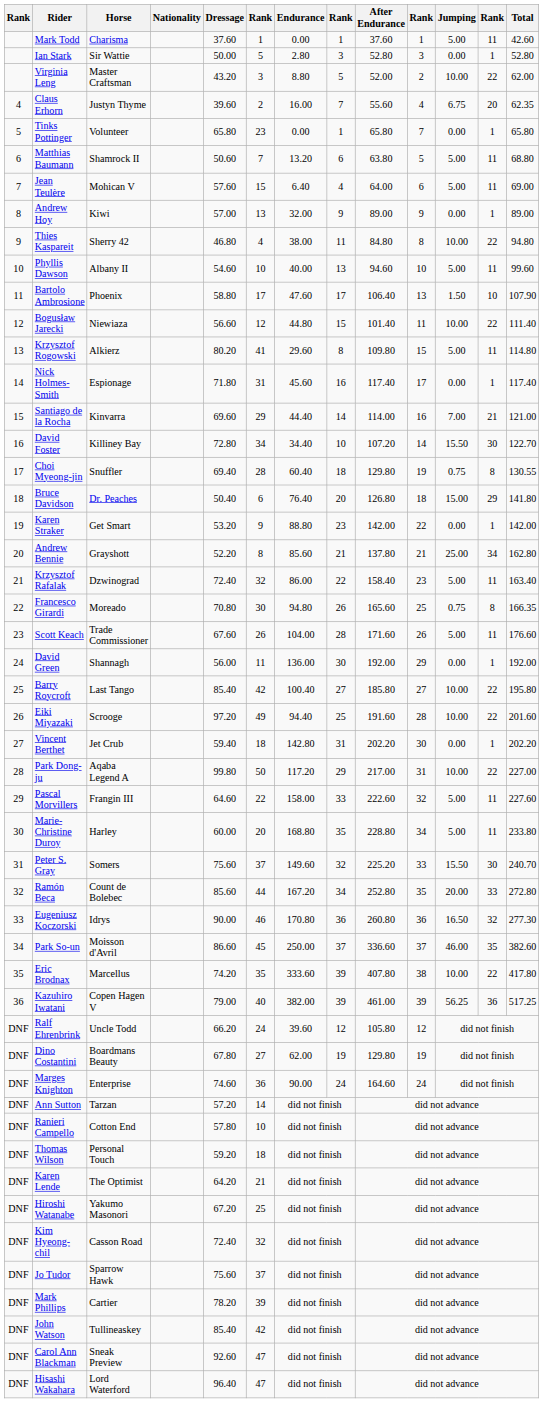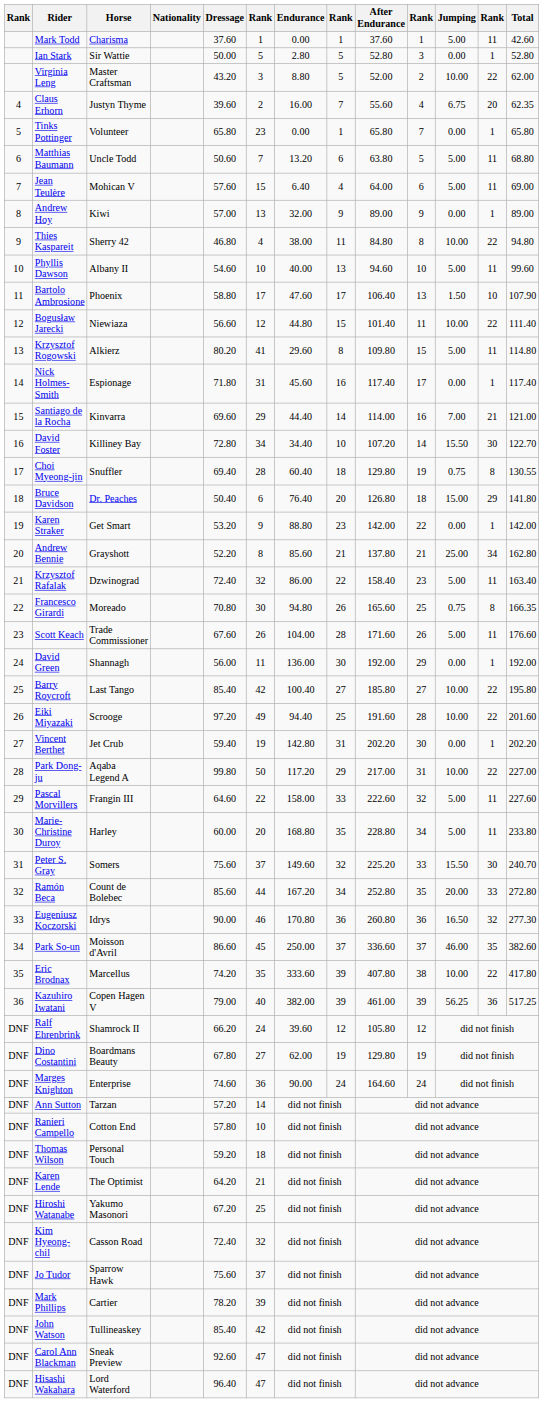(341, 55) 3 -> (341, 55) 5
(114, 159) Shamrock II -> (113, 159) Uncle Todd
(260, 744) 18 -> (260, 744) 19
(113, 1029) Uncle Todd -> (114, 1029) Shamrock II
